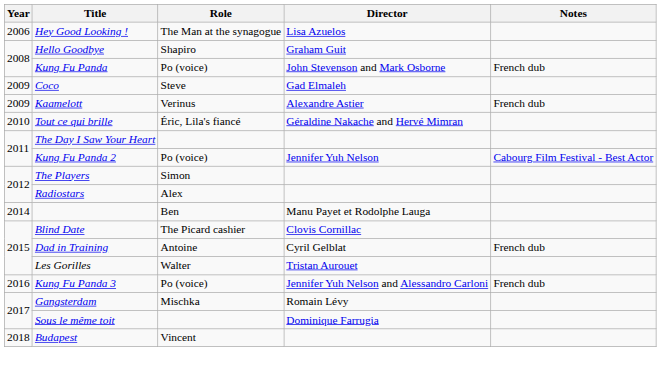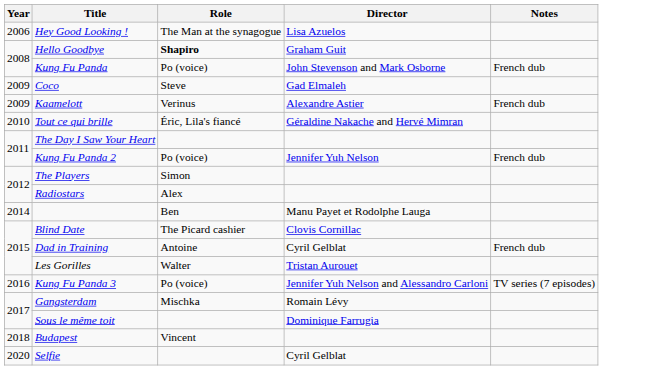(178, 49) normal -> (180, 49) bold
(573, 157) Cabourg Film Festival - Best Actor -> (519, 157) French dub
(519, 283) French dub -> (544, 283) TV series (7 episodes)
+ row: (48, 355)
